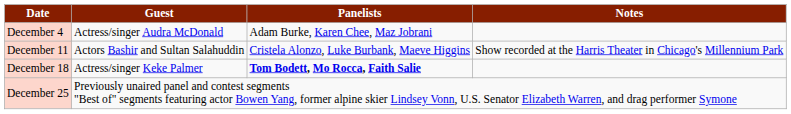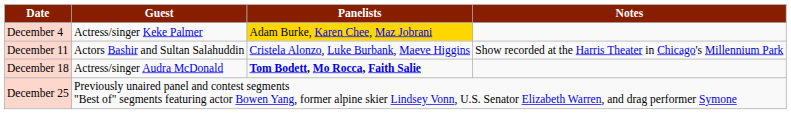(149, 31) Actress/singer Audra McDonald -> (138, 31) Actress/singer Keke Palmer
(341, 31) no background -> (341, 31) gold background
(138, 68) Actress/singer Keke Palmer -> (149, 68) Actress/singer Audra McDonald
